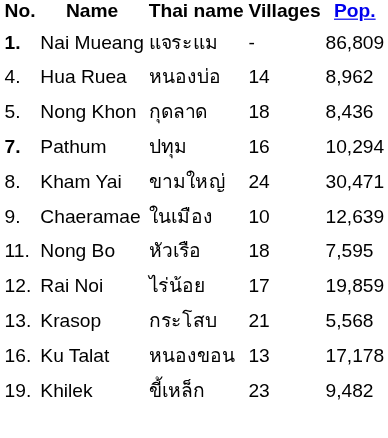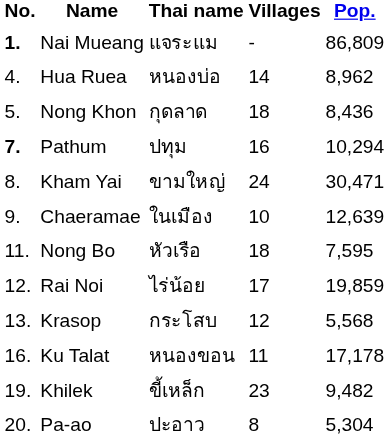(259, 320) 21 -> (259, 320) 12
(259, 355) 13 -> (258, 355) 11
+ row: (66, 424)
